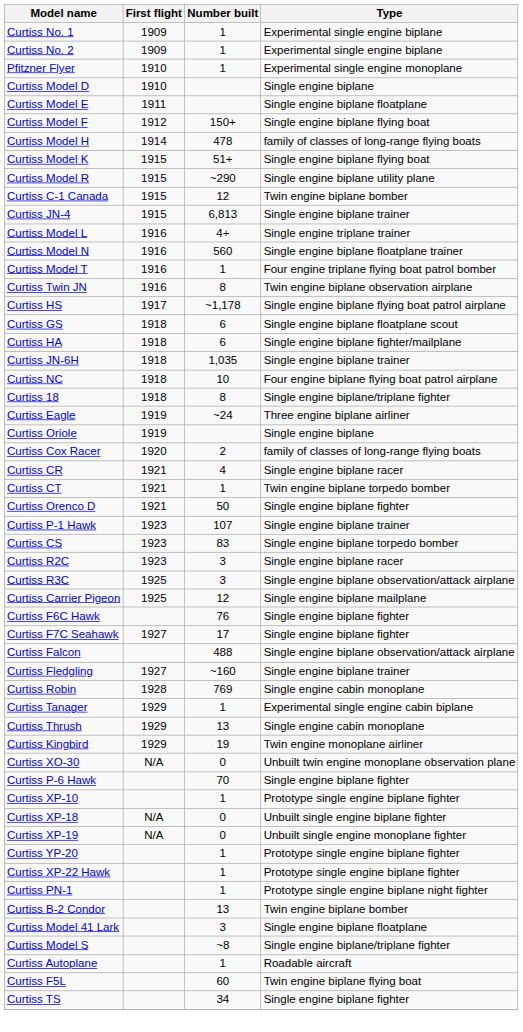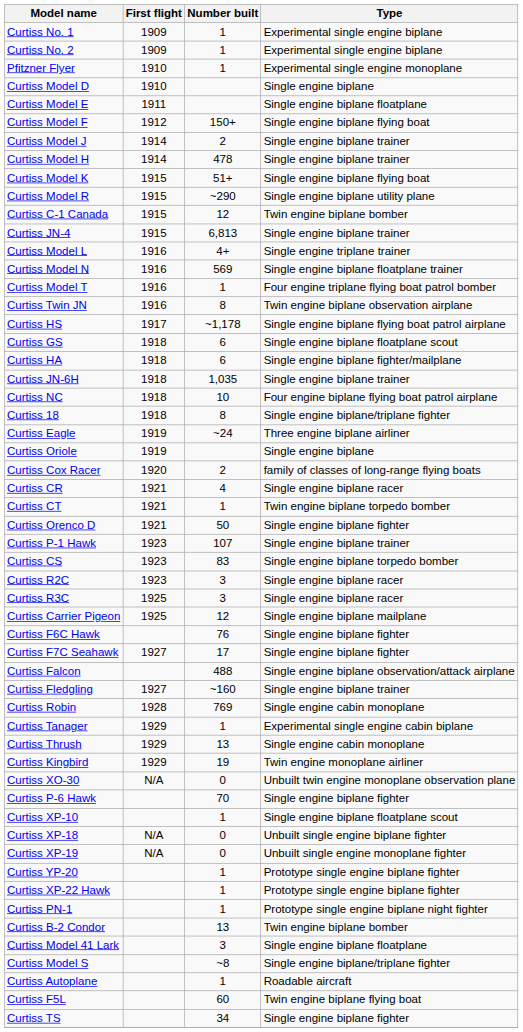+ row: (47, 141)
(372, 141) family of classes of long-range flying boats -> (337, 159) Single engine biplane trainer
(223, 251) 560 -> (223, 269) 569
(389, 580) Single engine biplane observation/attack airplane -> (333, 598) Single engine biplane racer
(362, 799) Prototype single engine biplane fighter -> (361, 817) Single engine biplane floatplane scout
